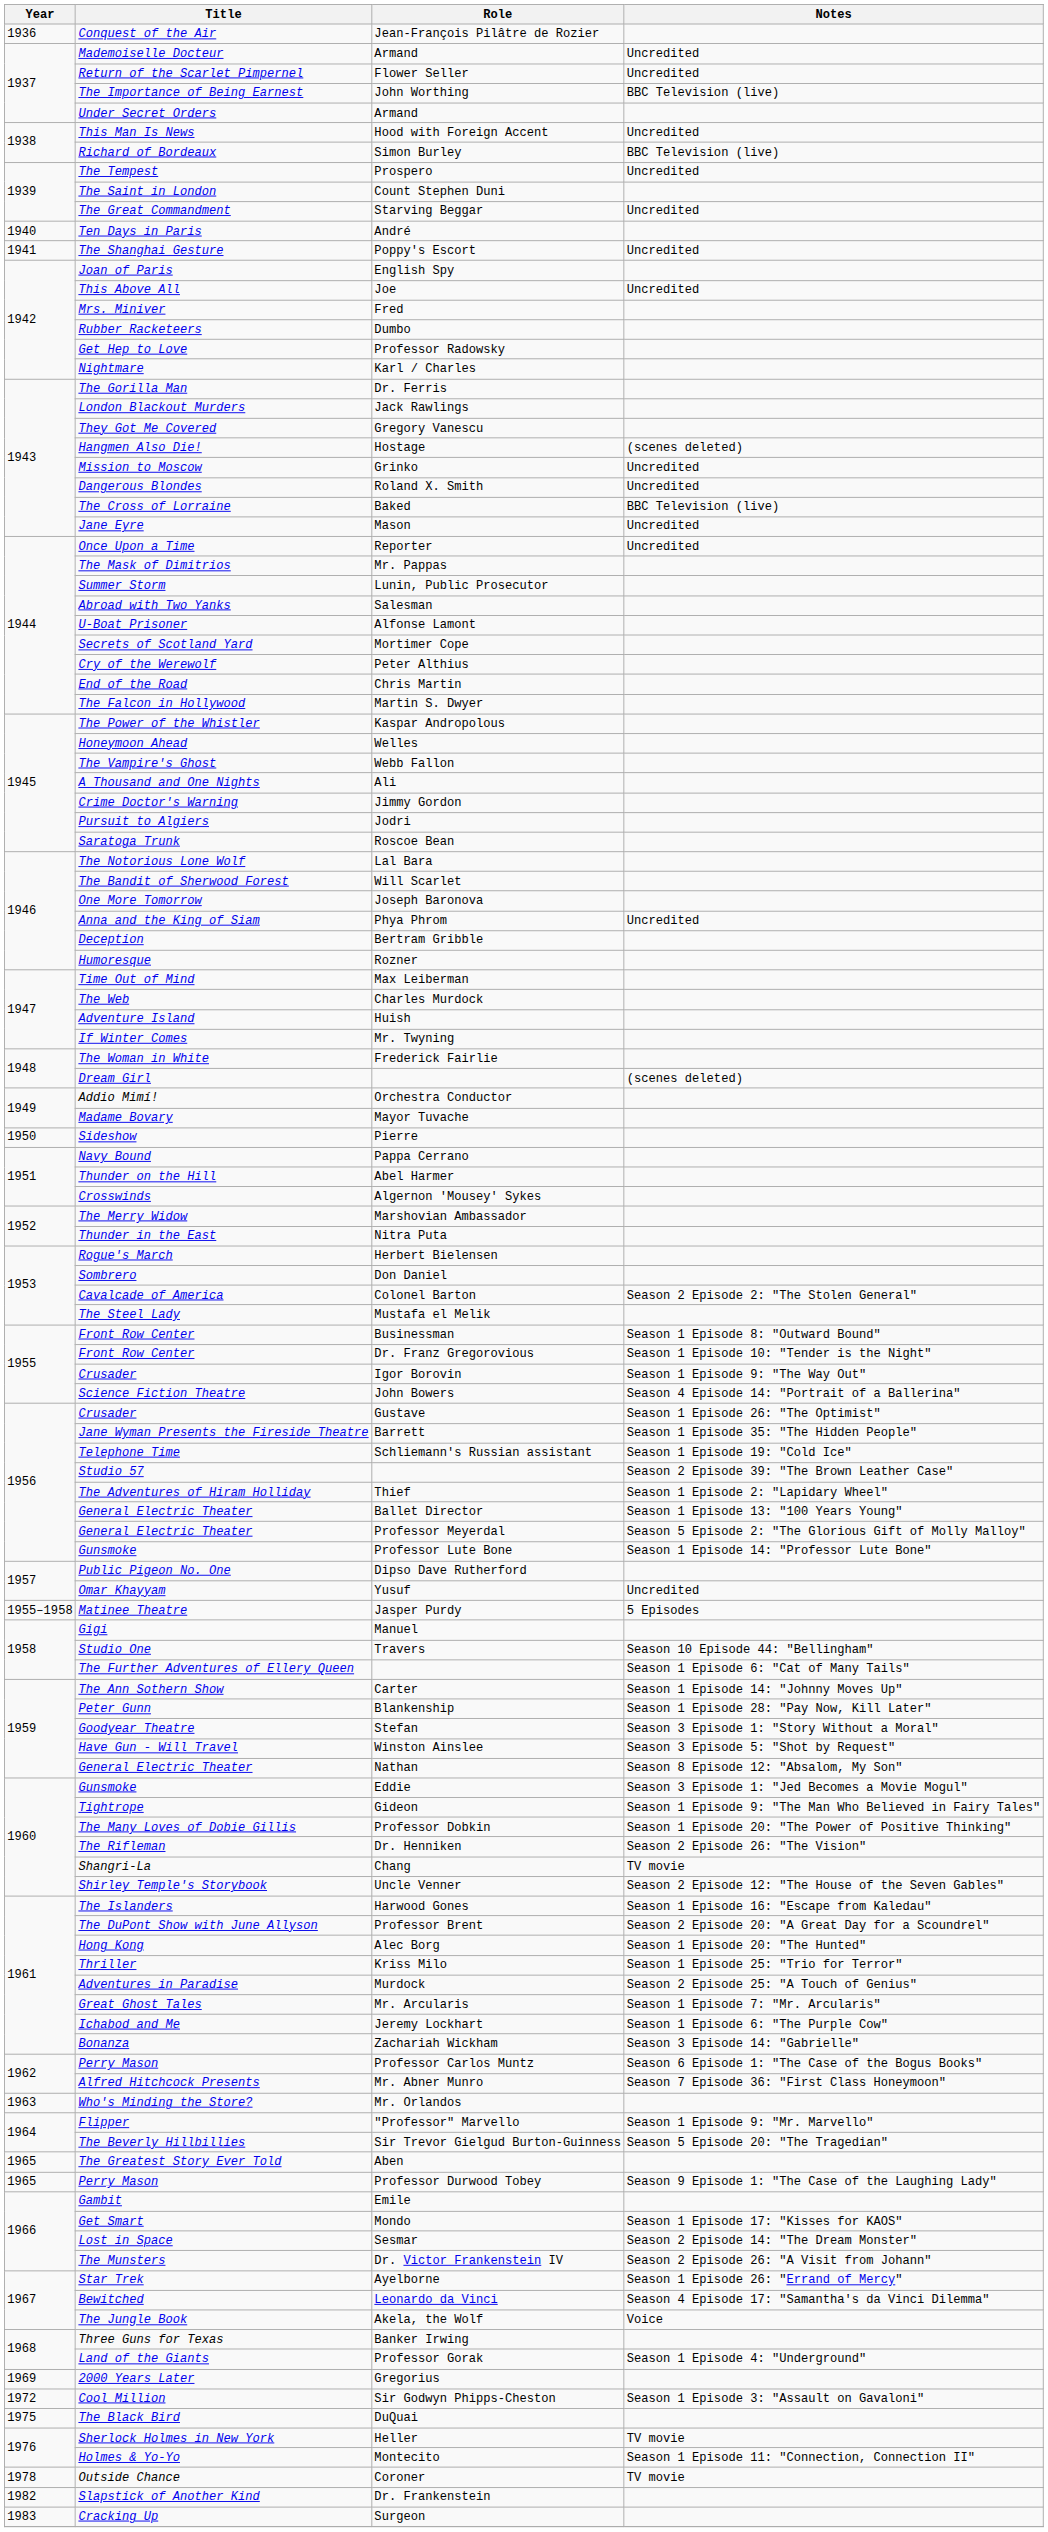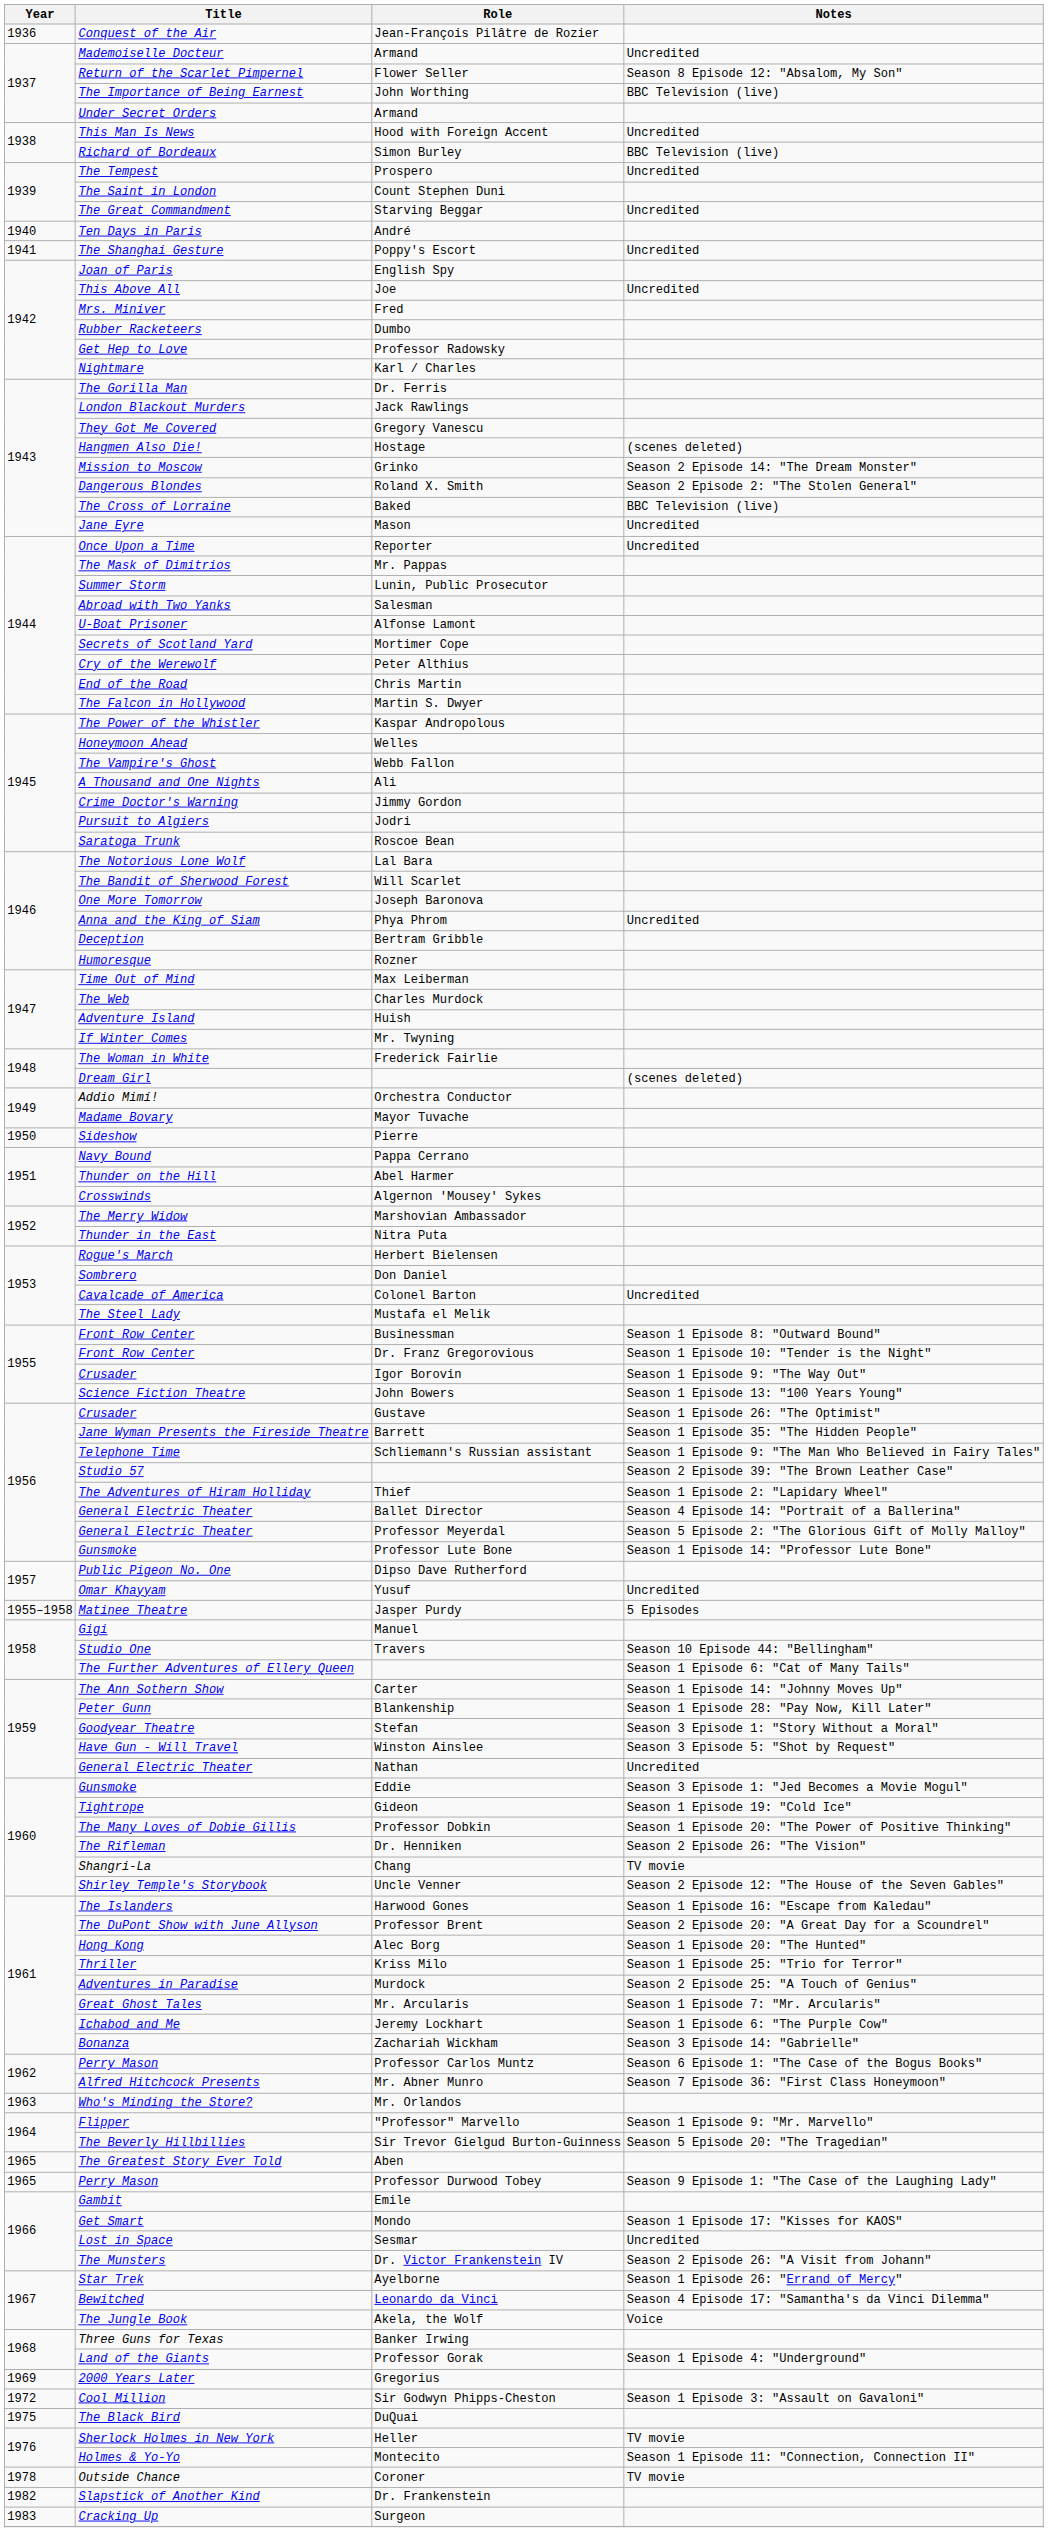(663, 73) Uncredited -> (765, 73) Season 8 Episode 12: "Absalom, My Son"
(663, 468) Uncredited -> (772, 468) Season 2 Episode 14: "The Dream Monster"
(663, 487) Uncredited -> (772, 487) Season 2 Episode 2: "The Stolen General"
(772, 1295) Season 2 Episode 2: "The Stolen General" -> (663, 1295) Uncredited
(794, 1394) Season 4 Episode 14: "Portrait of a Ballerina" -> (765, 1394) Season 1 Episode 13: "100 Years Young"
(739, 1453) Season 1 Episode 19: "Cold Ice" -> (834, 1453) Season 1 Episode 9: "The Man Who Believed in Fairy Tales"
(765, 1512) Season 1 Episode 13: "100 Years Young" -> (794, 1512) Season 4 Episode 14: "Portrait of a Ballerina"
(765, 1768) Season 8 Episode 12: "Absalom, My Son" -> (663, 1768) Uncredited
(834, 1807) Season 1 Episode 9: "The Man Who Believed in Fairy Tales" -> (739, 1807) Season 1 Episode 19: "Cold Ice"
(772, 2241) Season 2 Episode 14: "The Dream Monster" -> (663, 2241) Uncredited
